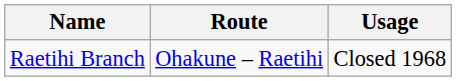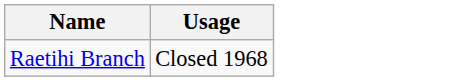- column: (239, 22)
